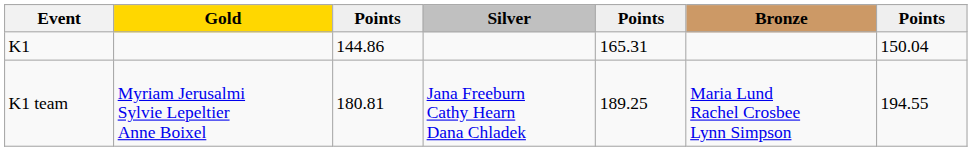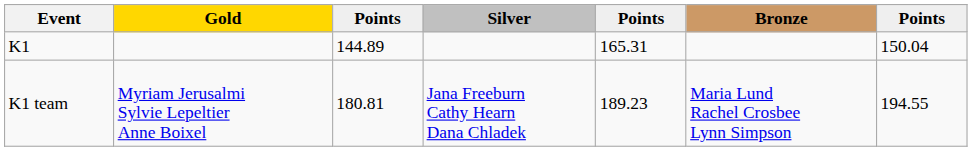(360, 45) 144.86 -> (360, 45) 144.89
(624, 103) 189.25 -> (624, 103) 189.23
